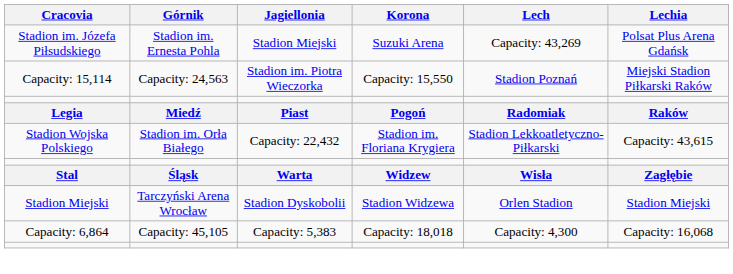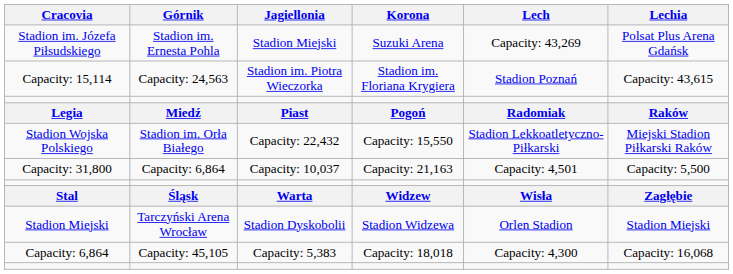(408, 78) Capacity: 15,550 -> (408, 78) Stadion im. Floriana Krygiera
(668, 78) Miejski Stadion Piłkarski Raków -> (668, 78) Capacity: 43,615
(408, 141) Stadion im. Floriana Krygiera -> (408, 141) Capacity: 15,550
(668, 141) Capacity: 43,615 -> (668, 141) Miejski Stadion Piłkarski Raków
+ row: (67, 169)
